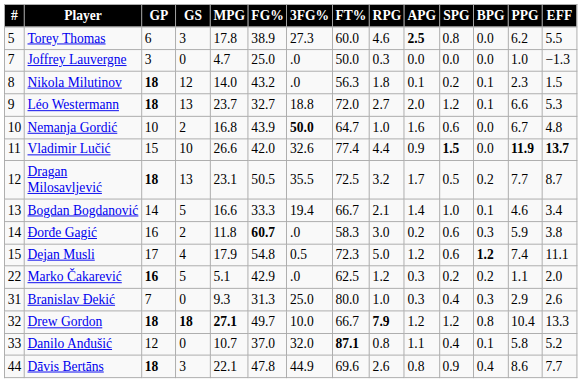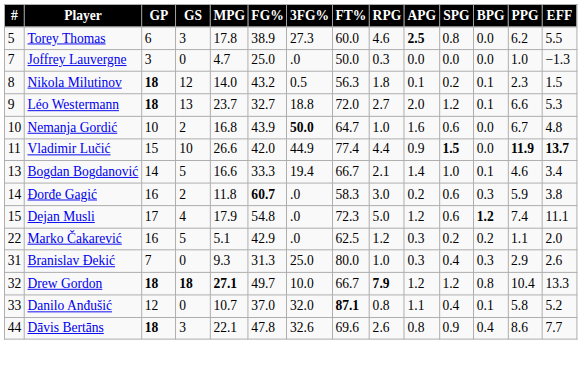(295, 83) .0 -> (298, 83) 0.5
(302, 150) 32.6 -> (302, 150) 44.9
- row: (65, 180)
(298, 255) 0.5 -> (295, 216) .0
(152, 277) bold -> (152, 239) normal
(302, 366) 44.9 -> (302, 328) 32.6
